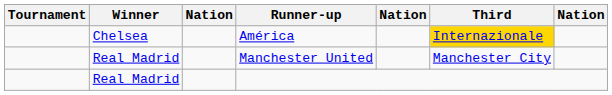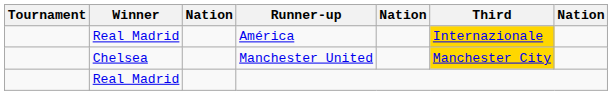(120, 37) Chelsea -> (136, 37) Real Madrid
(136, 58) Real Madrid -> (120, 58) Chelsea
(492, 58) no background -> (492, 58) gold background
